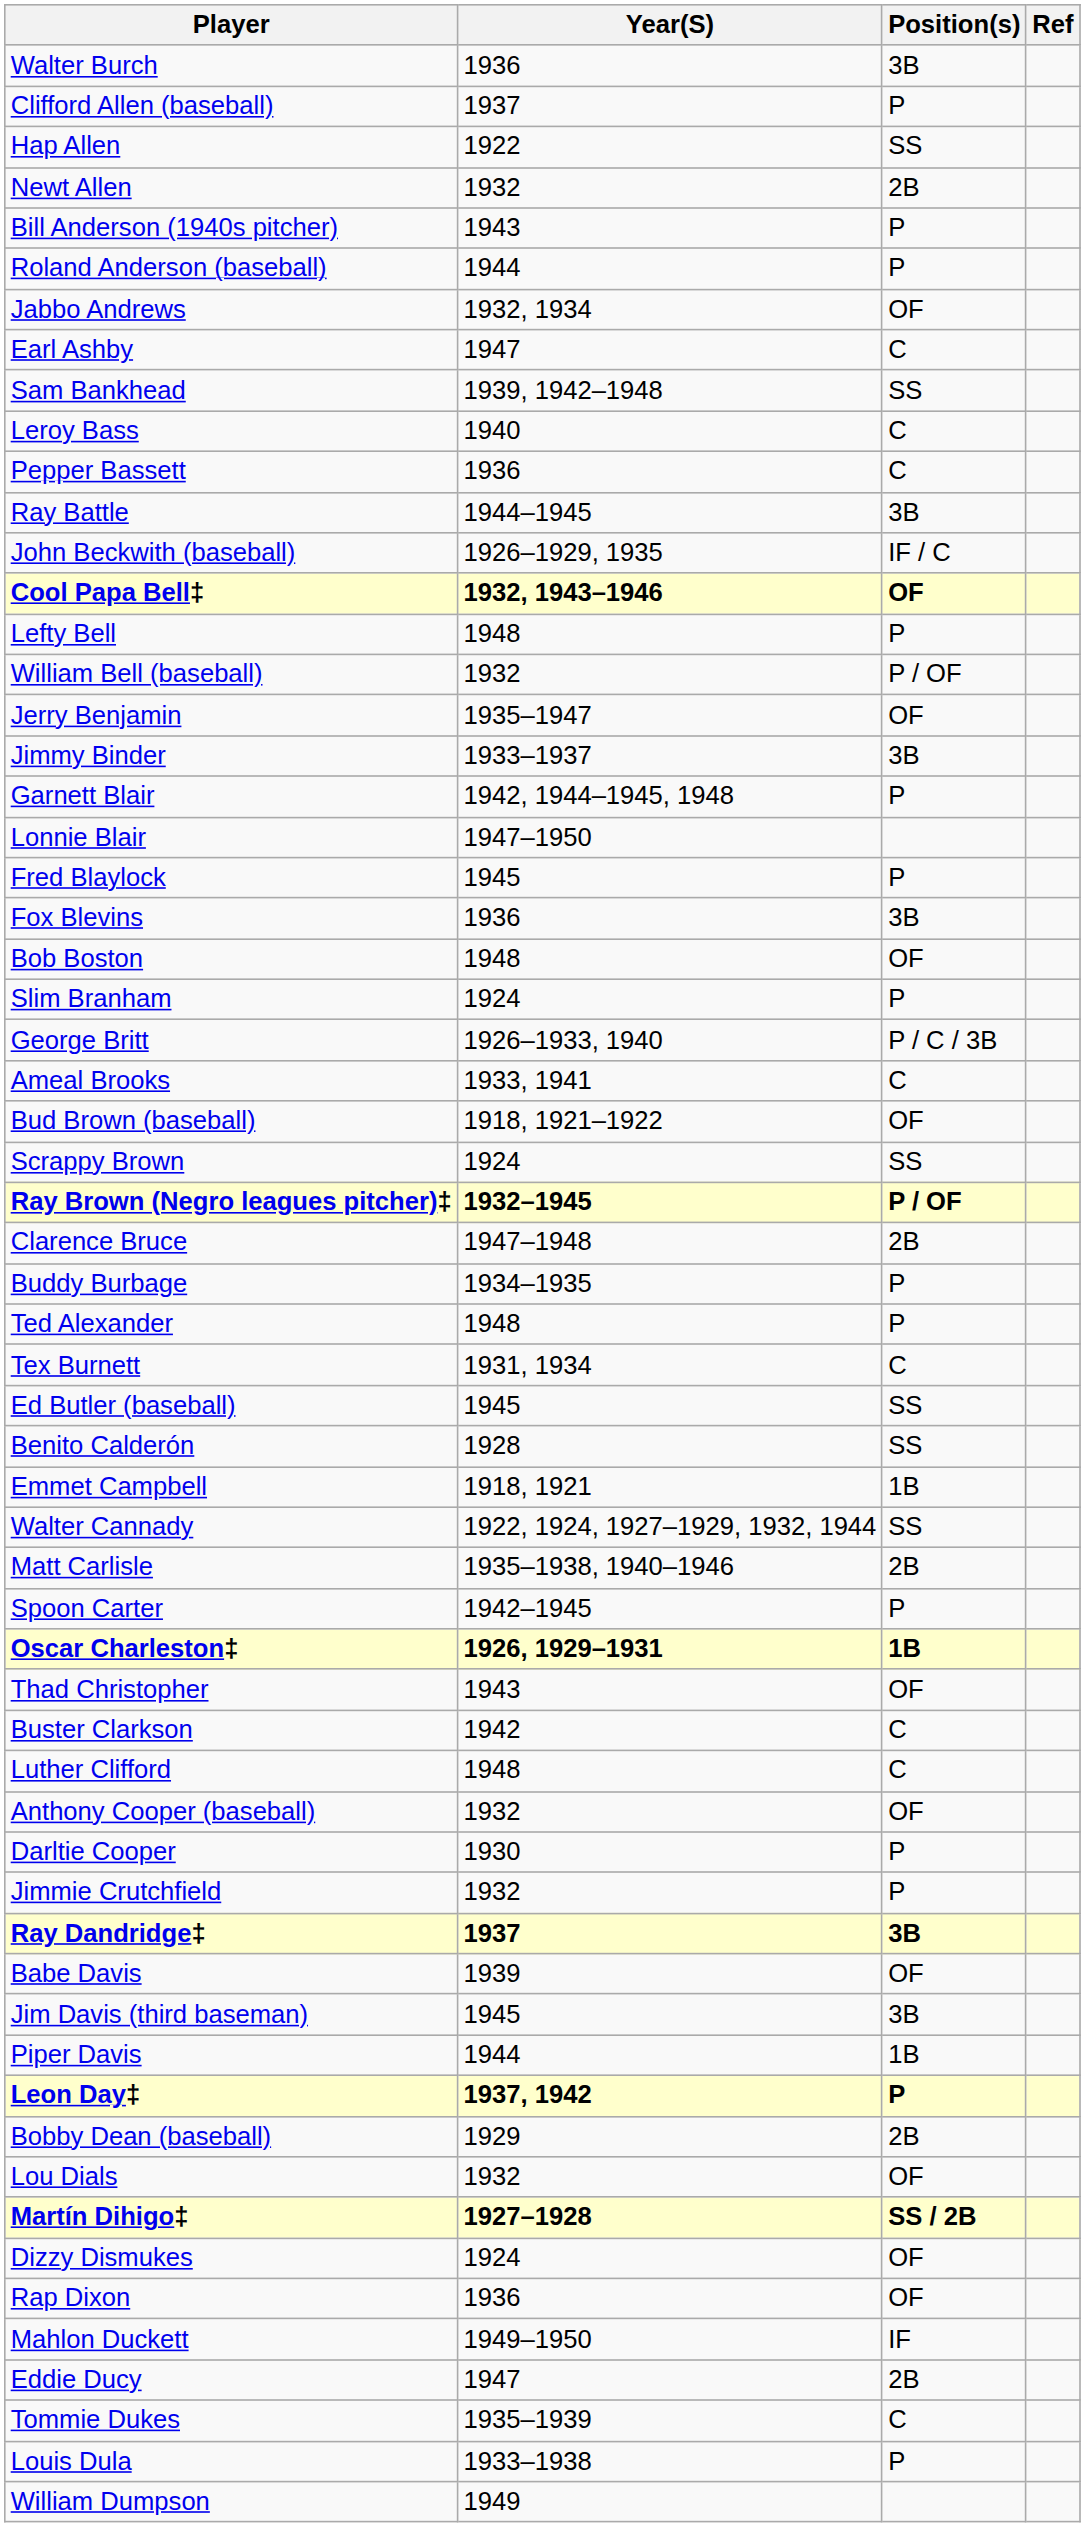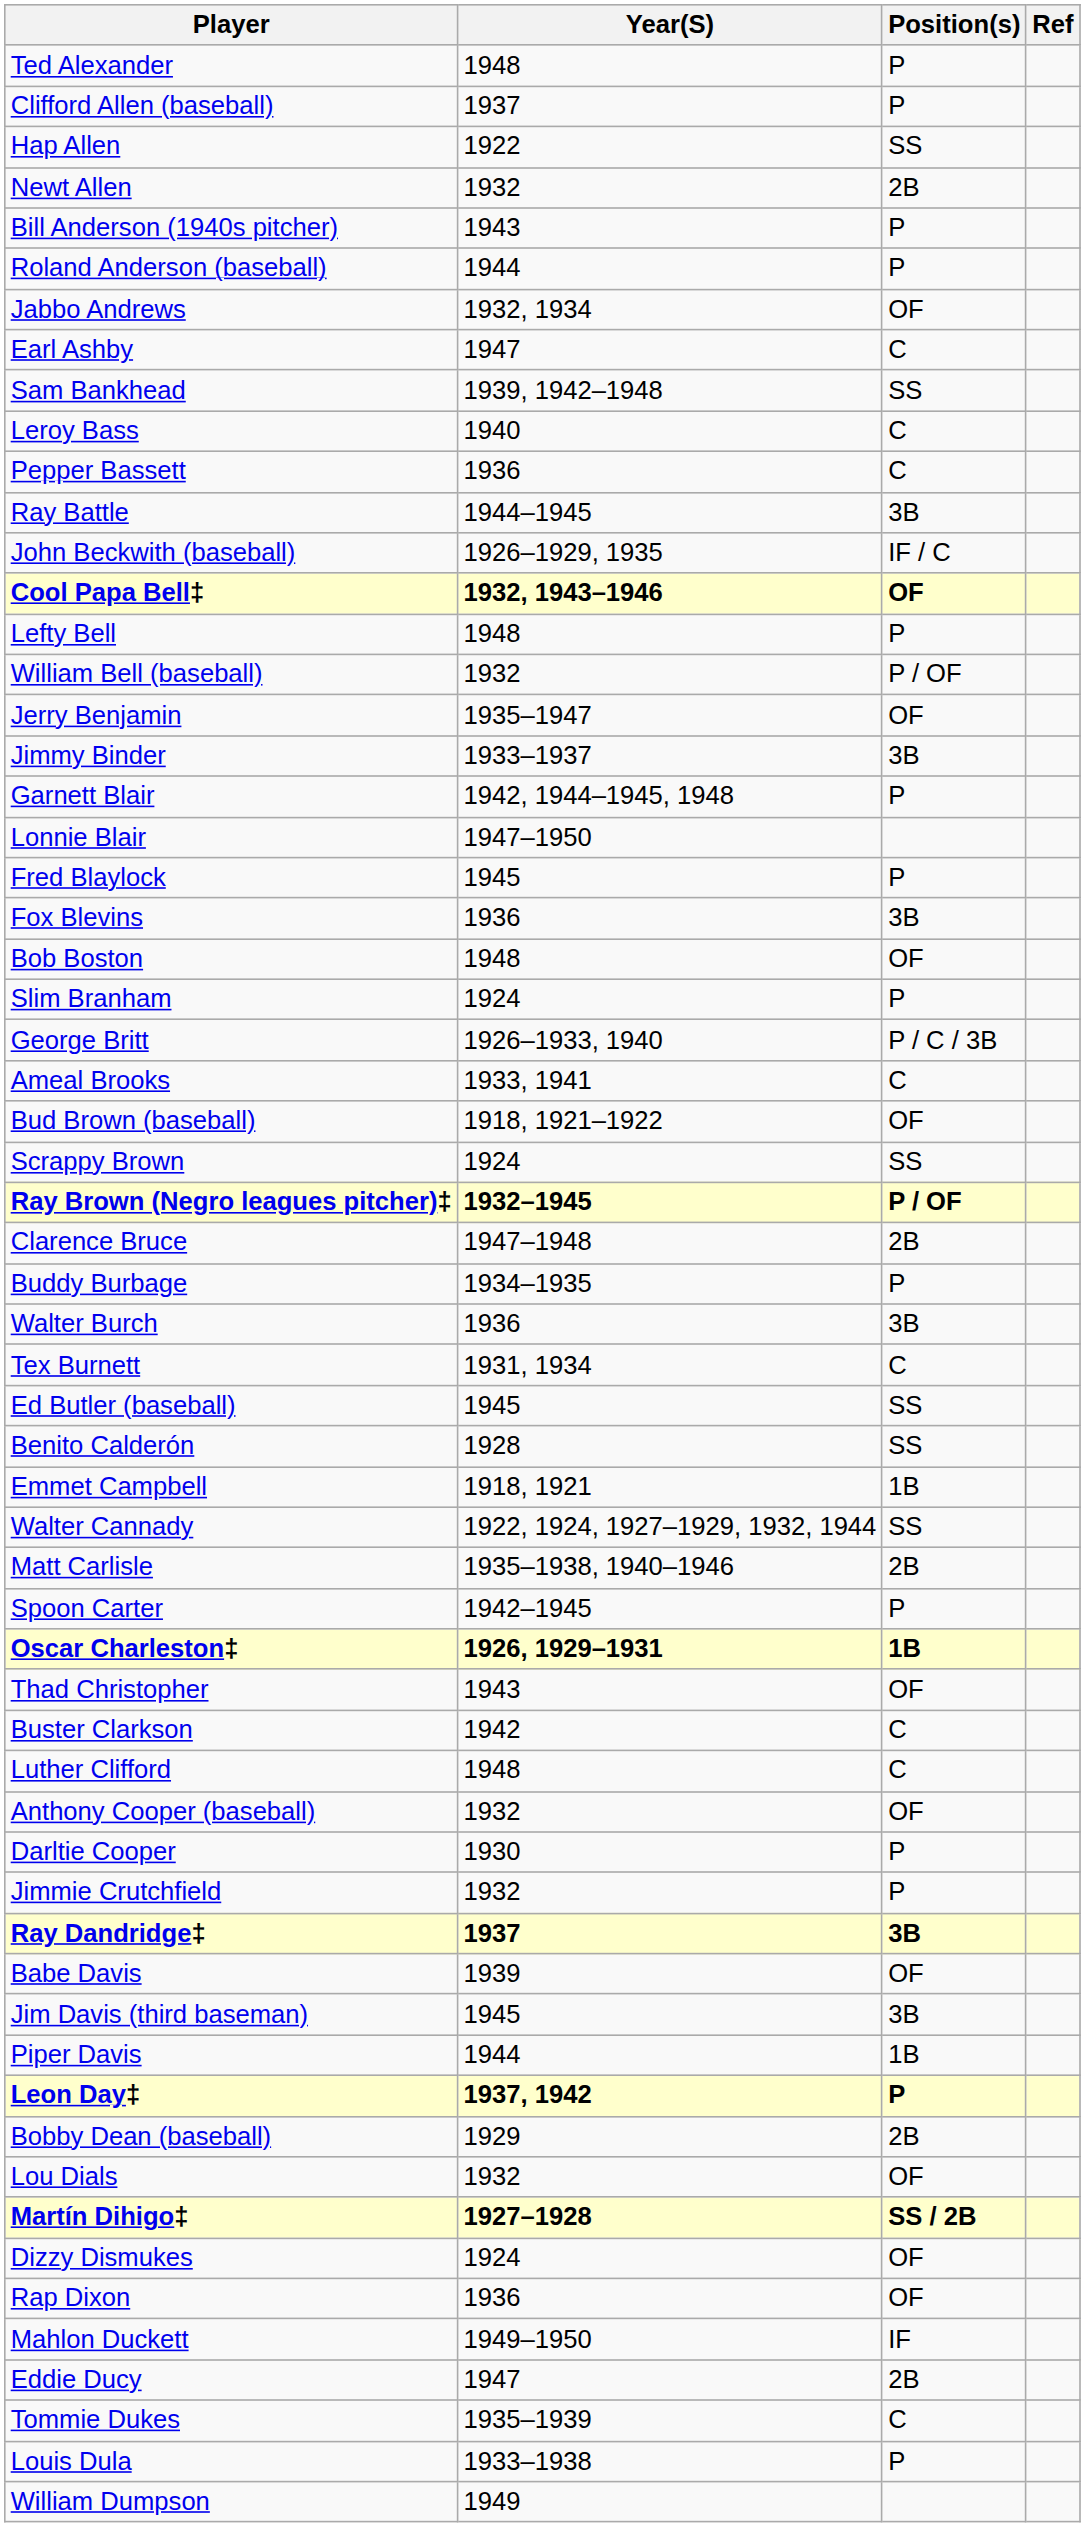rows swapped: (92, 1324) <-> (84, 65)
